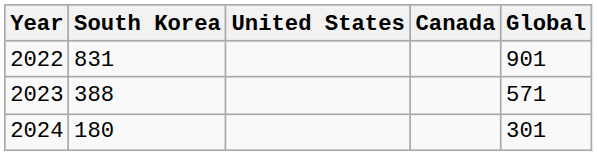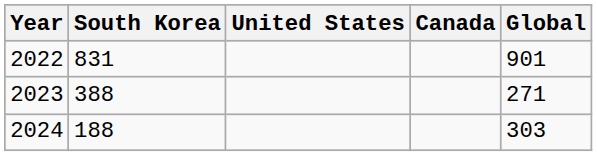(526, 95) 571 -> (526, 95) 271
(94, 132) 180 -> (94, 132) 188
(526, 132) 301 -> (526, 132) 303
